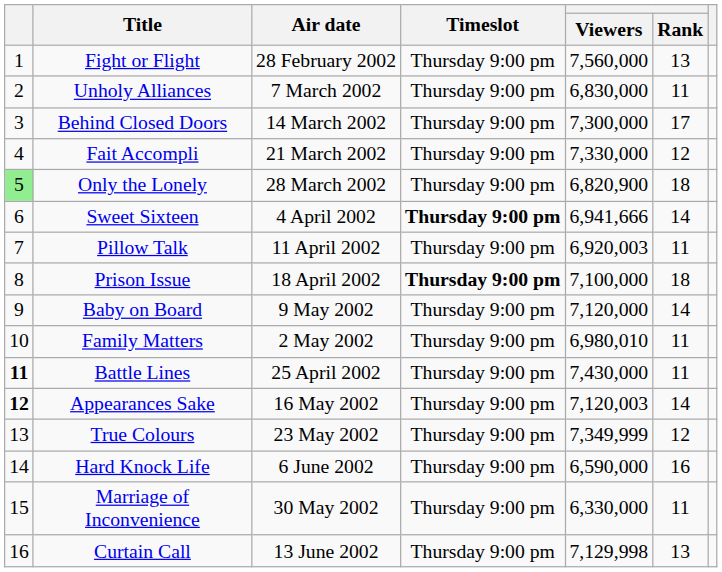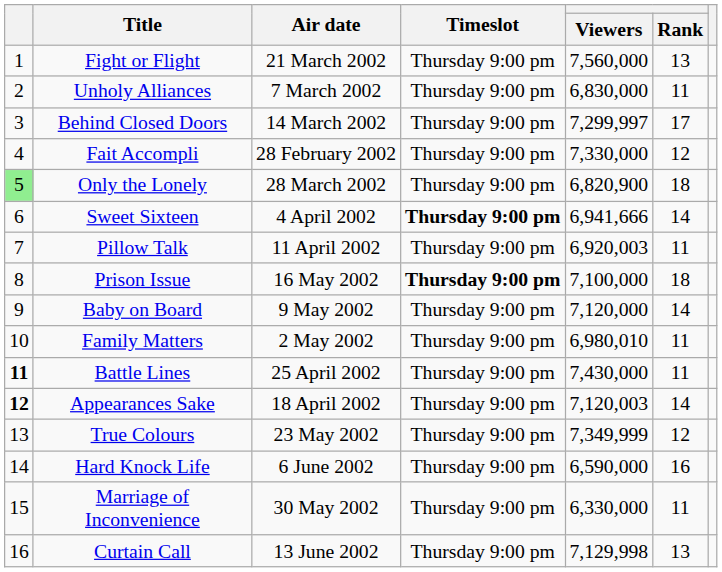(326, 60) 28 February 2002 -> (326, 60) 21 March 2002
(609, 122) 7,300,000 -> (609, 122) 7,299,997
(326, 154) 21 March 2002 -> (326, 154) 28 February 2002
(326, 278) 18 April 2002 -> (326, 278) 16 May 2002
(326, 403) 16 May 2002 -> (326, 403) 18 April 2002
